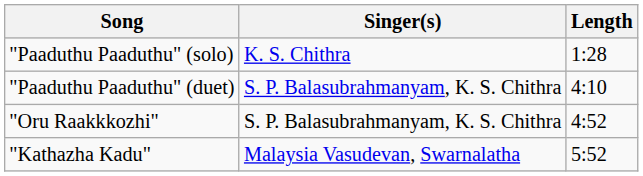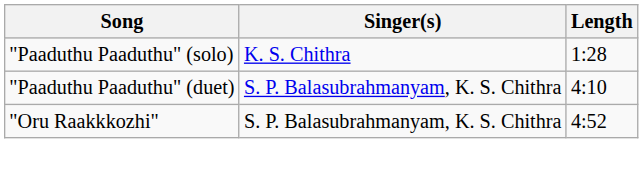- row: (80, 154)
